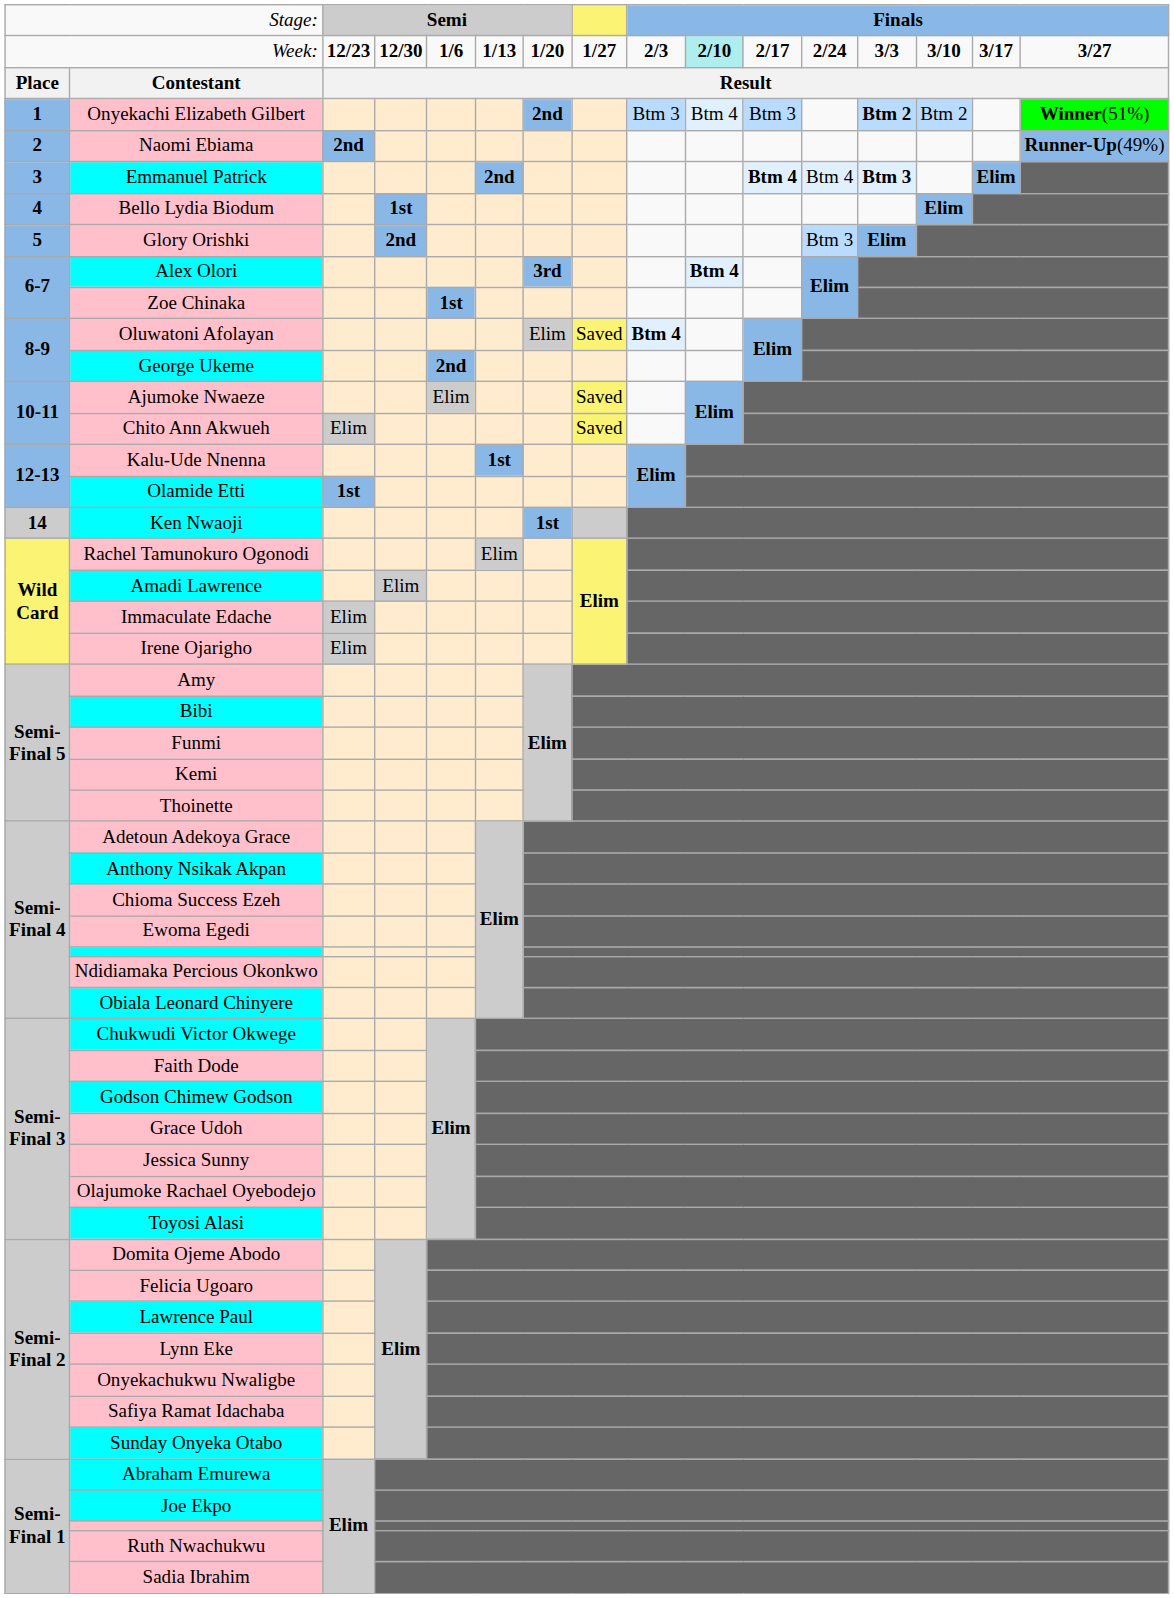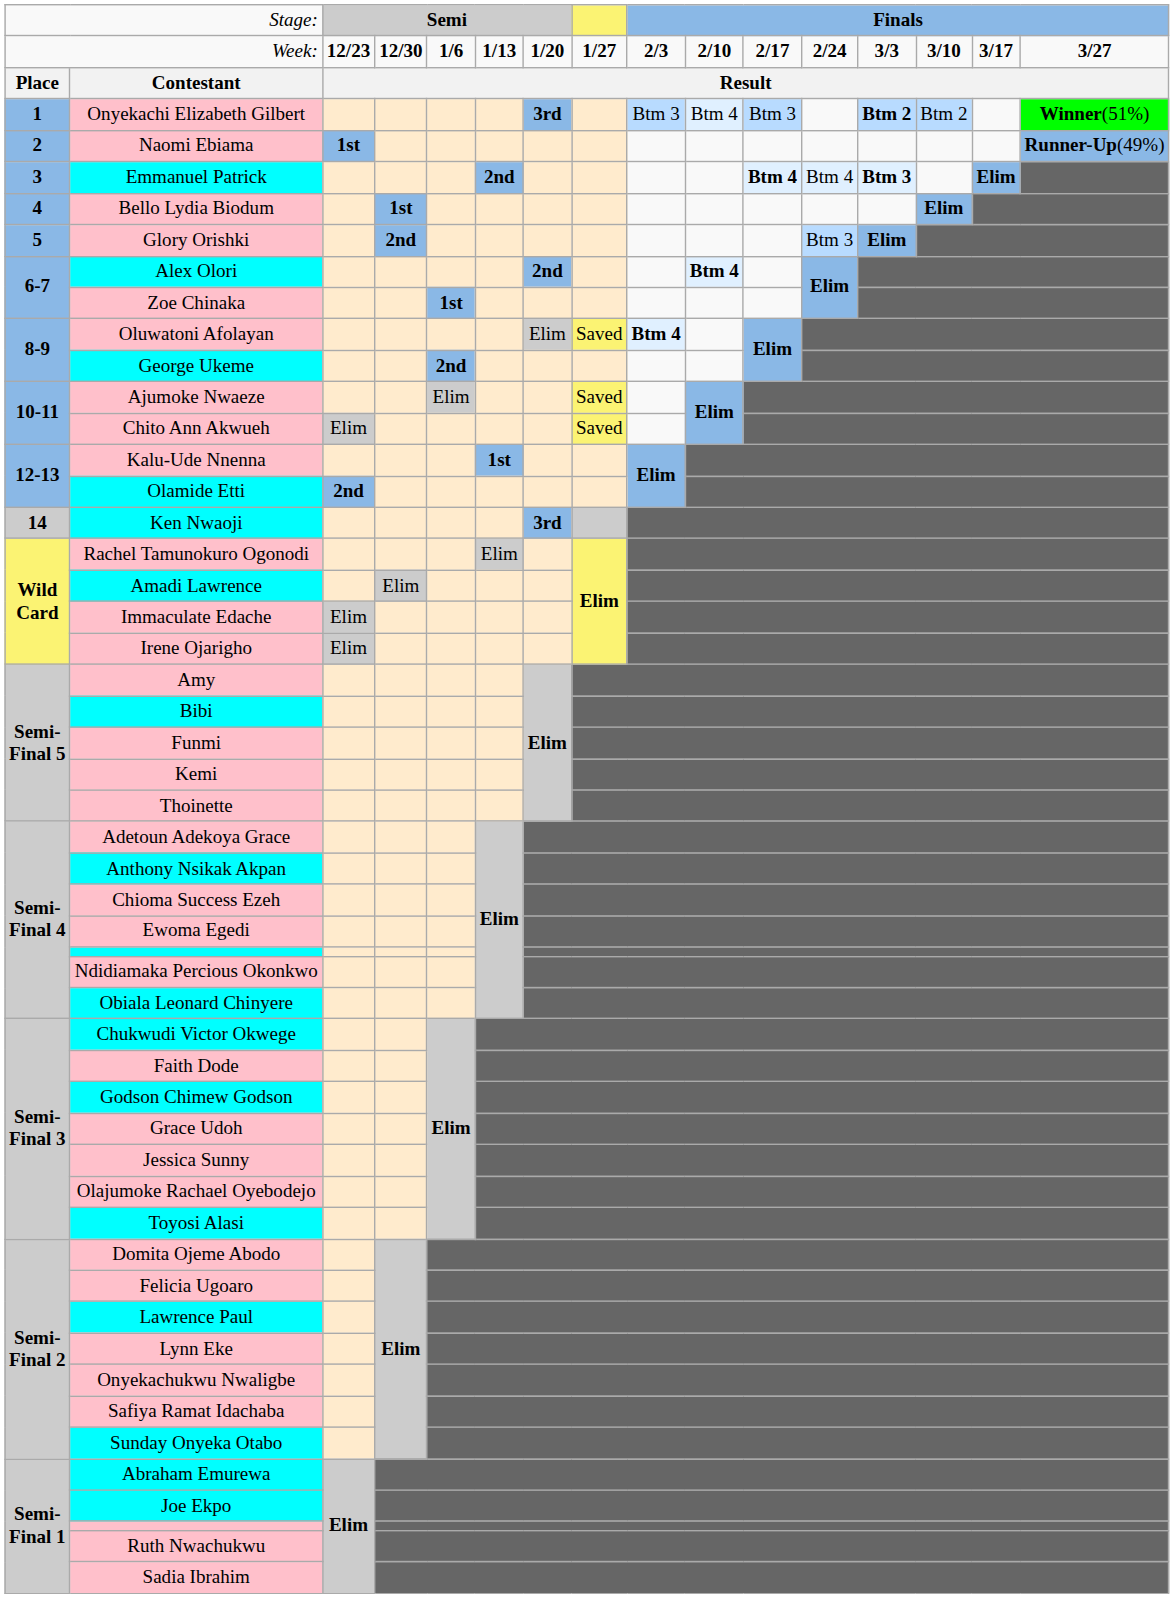(714, 51) paleturquoise background -> (714, 51) no background
(547, 114) 2nd -> (547, 114) 3rd
(348, 145) 2nd -> (348, 145) 1st
(547, 271) 3rd -> (547, 271) 2nd
(348, 490) 1st -> (348, 490) 2nd
(547, 522) 1st -> (547, 522) 3rd
